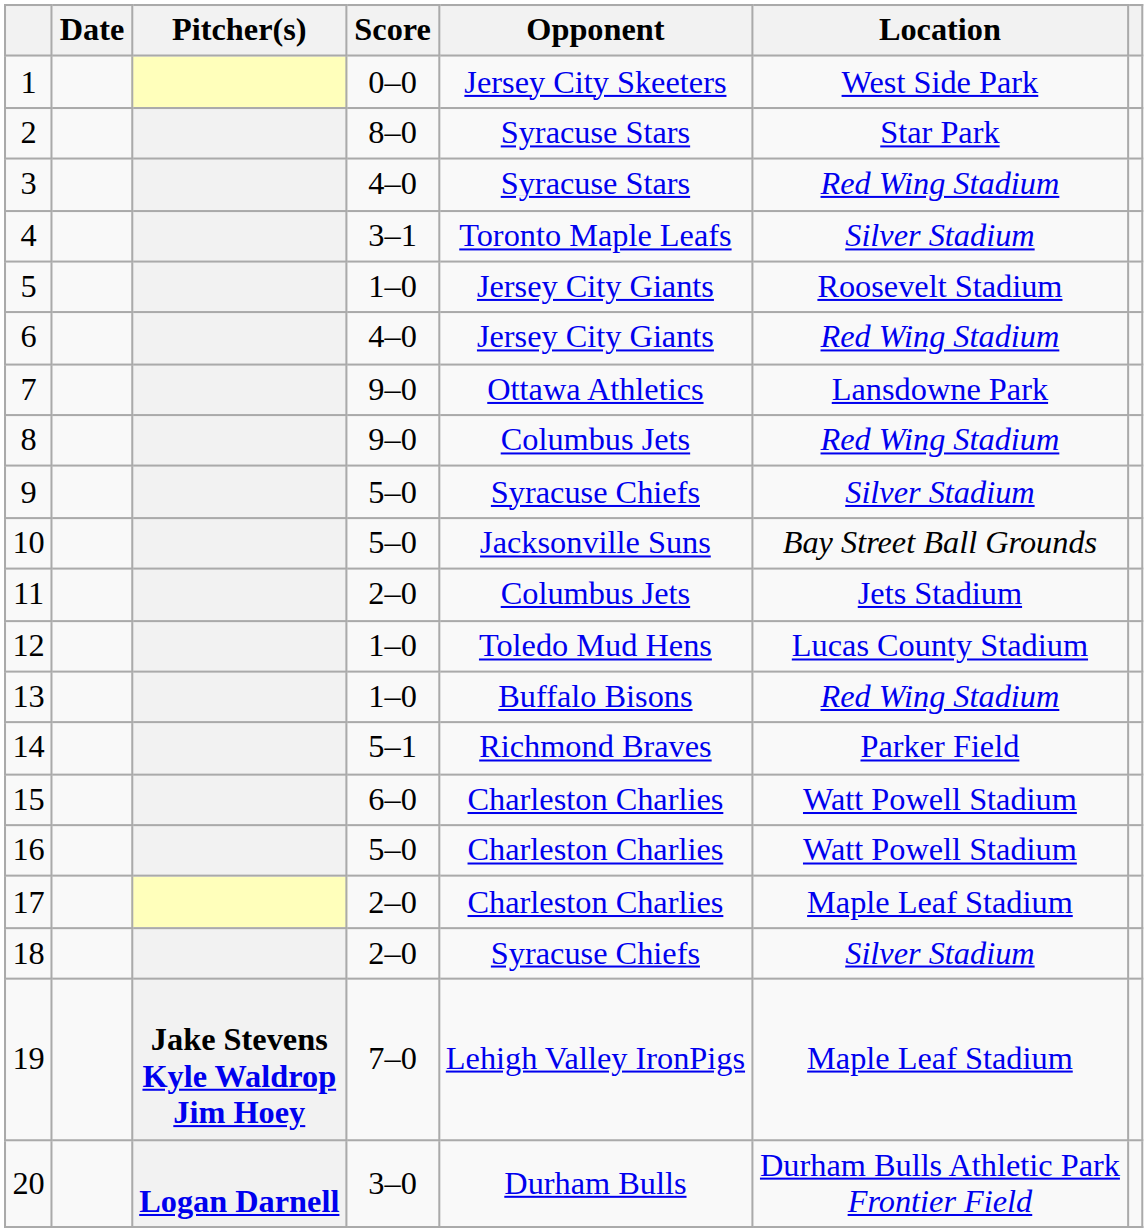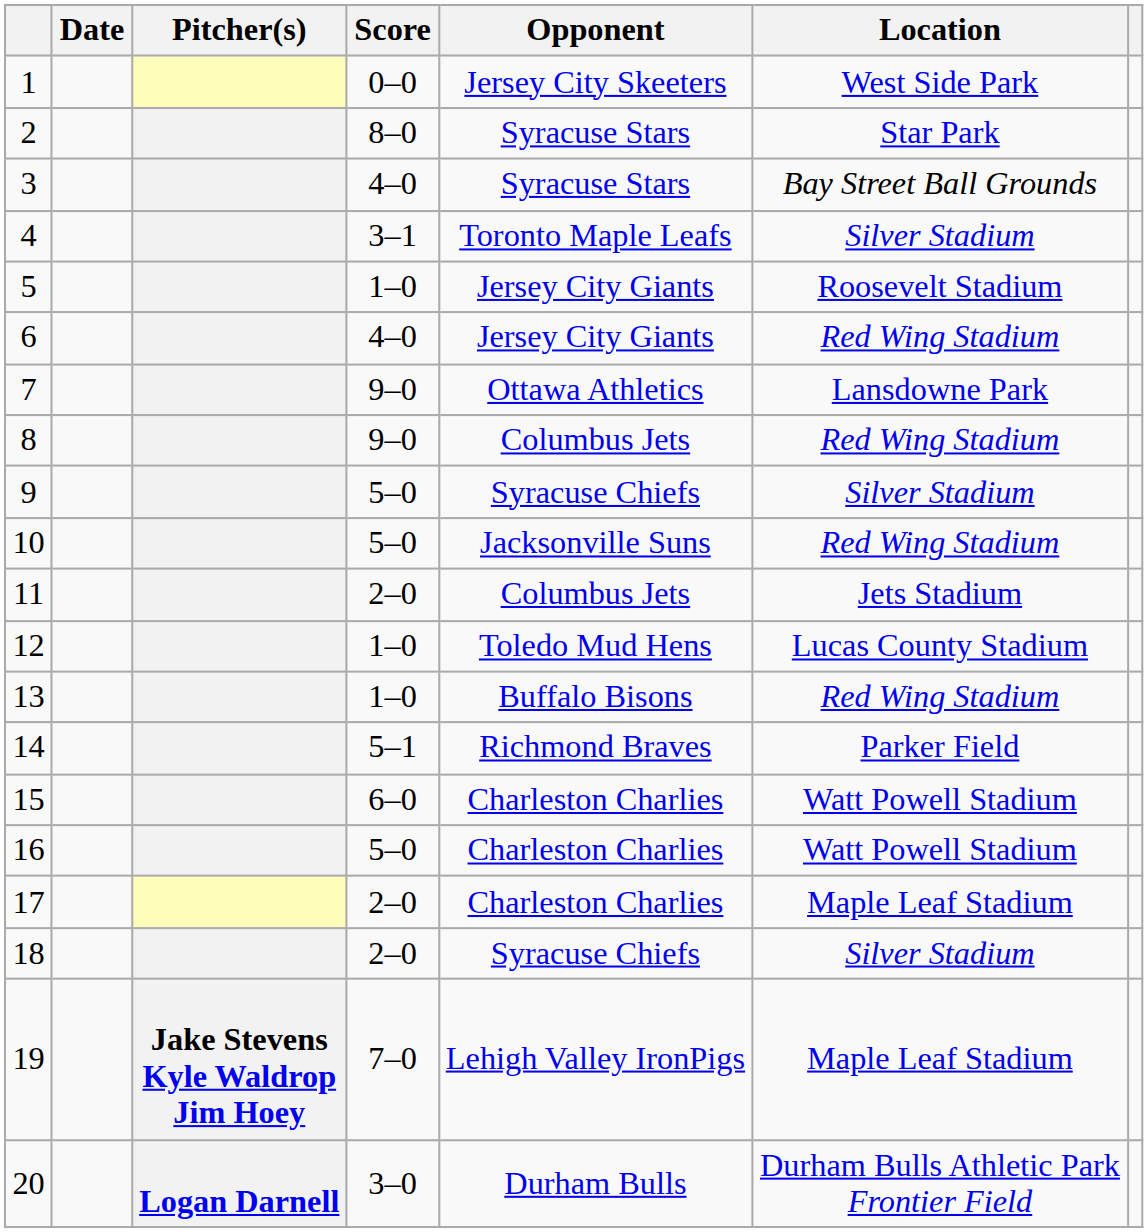(940, 183) Red Wing Stadium -> (940, 183) Bay Street Ball Grounds
(940, 542) Bay Street Ball Grounds -> (940, 542) Red Wing Stadium
